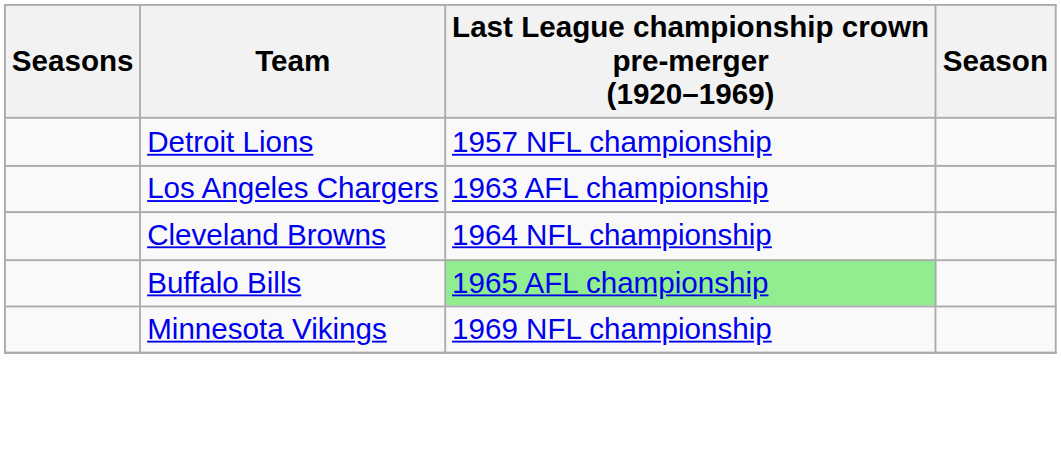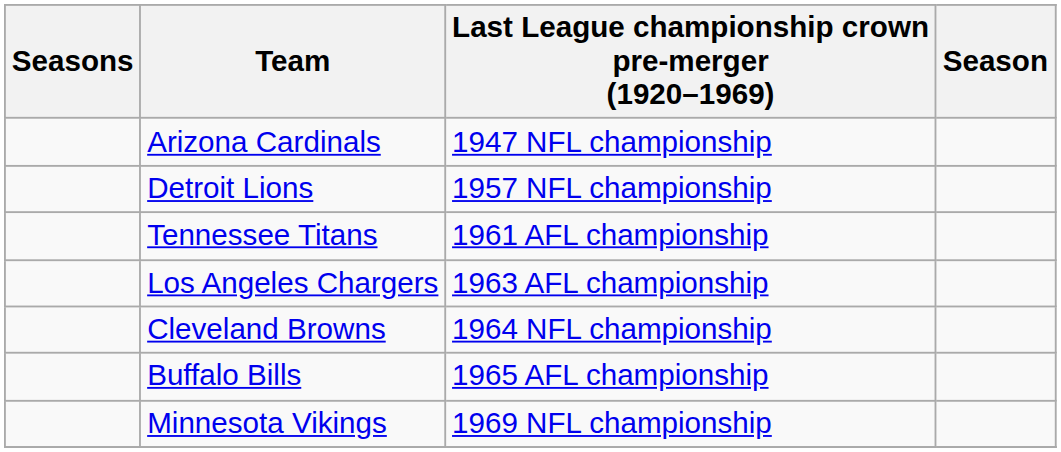+ row: (264, 141)
+ row: (262, 235)
(610, 282) lightgreen background -> (610, 376) no background
